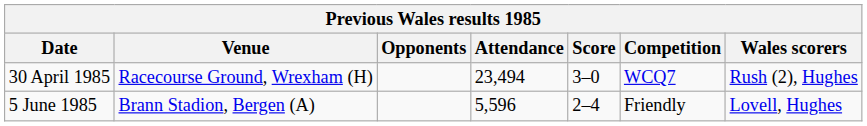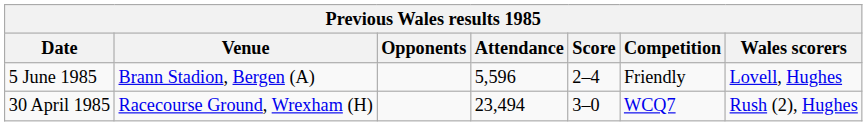rows swapped: (59, 76) <-> (53, 105)
